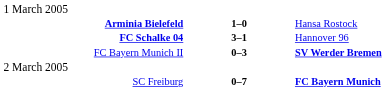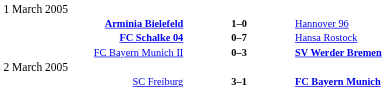(326, 23) Hansa Rostock -> (322, 23) Hannover 96
(239, 38) 3–1 -> (239, 38) 0–7
(322, 38) Hannover 96 -> (326, 38) Hansa Rostock
(239, 82) 0–7 -> (239, 82) 3–1
